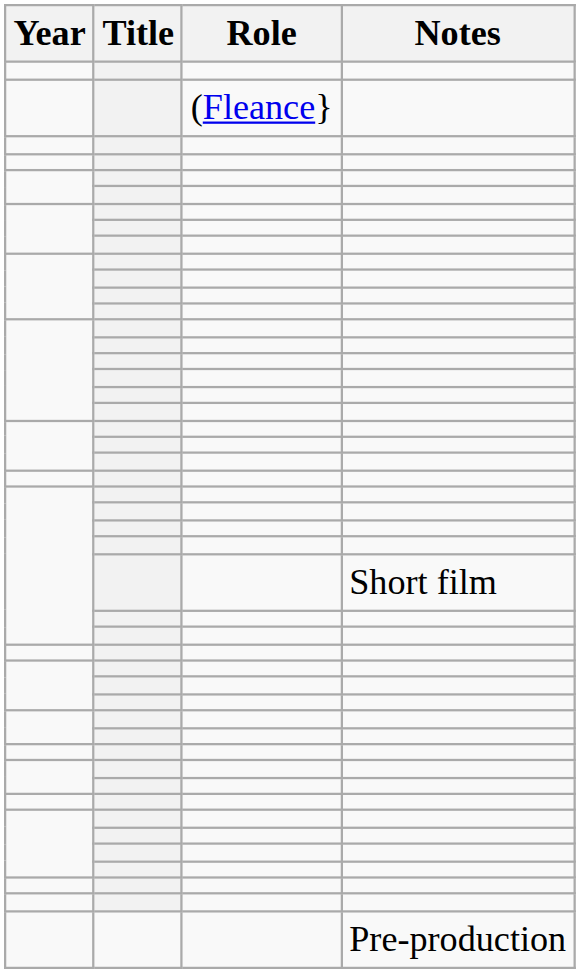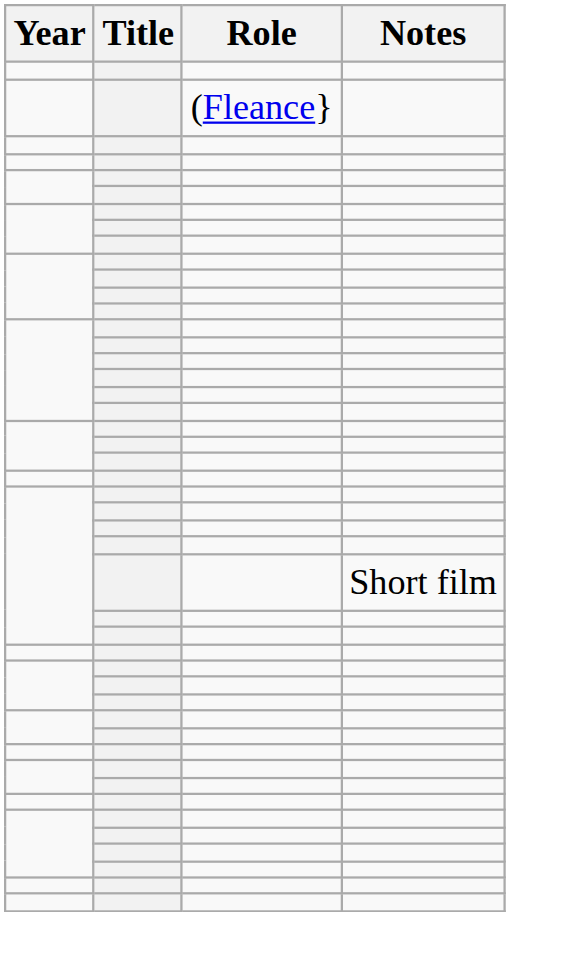- row: (262, 939)
